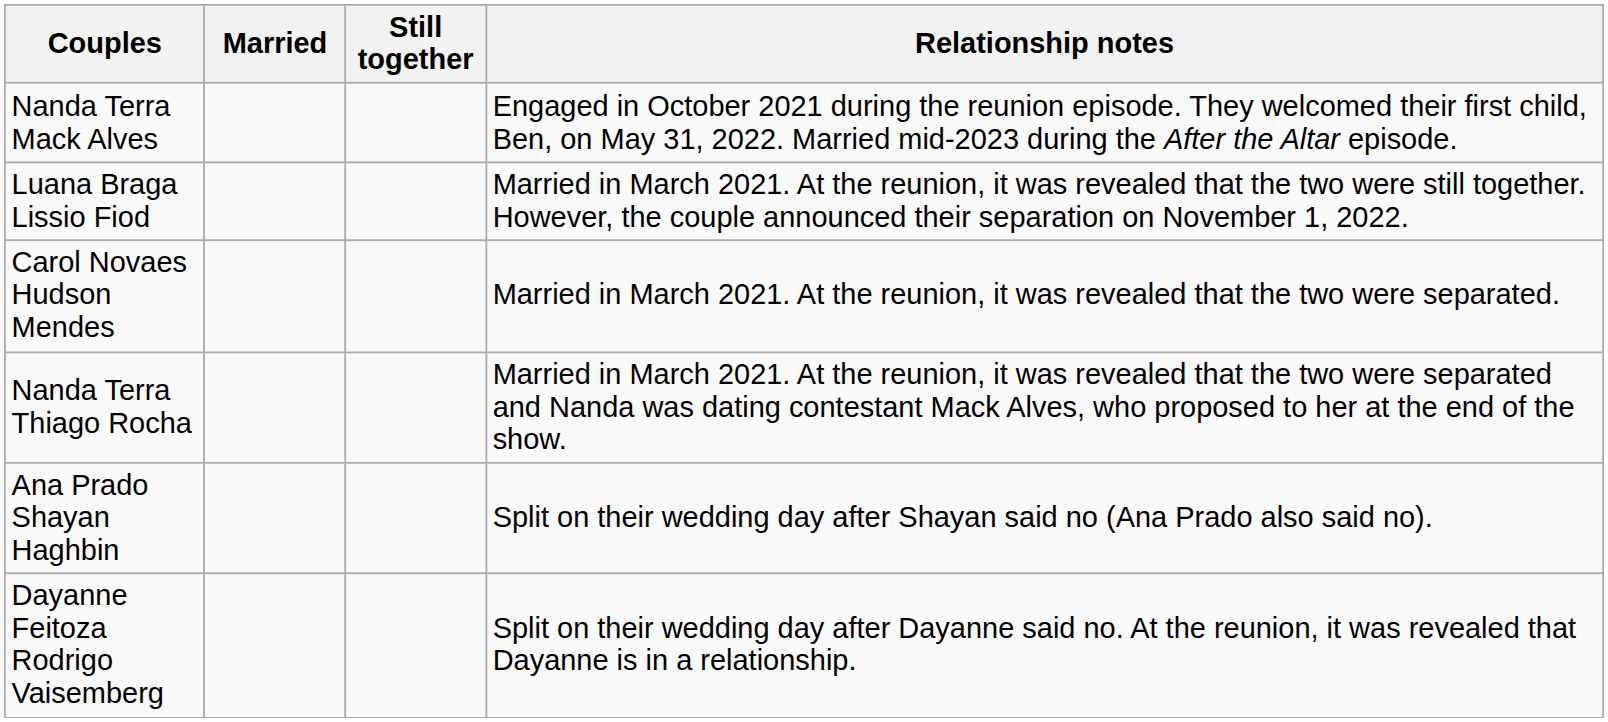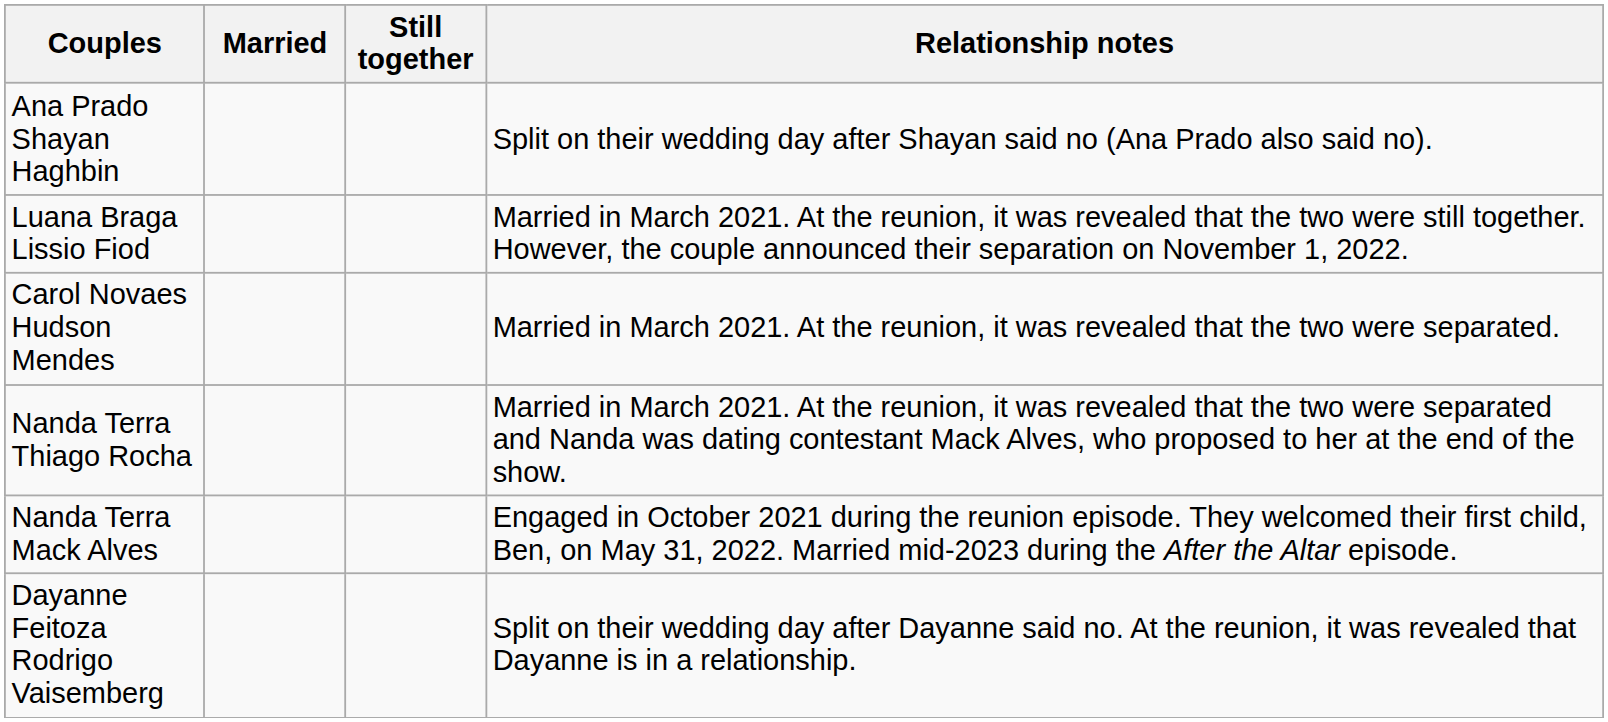rows swapped: (91, 122) <-> (80, 517)
